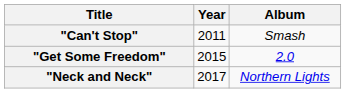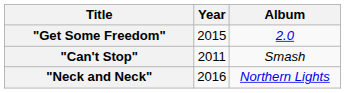rows swapped: (99, 35) <-> (99, 56)
(212, 77) 2017 -> (212, 77) 2016
